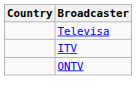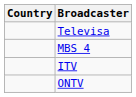+ row: (74, 48)
